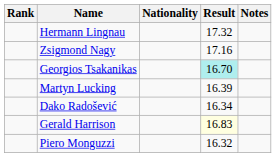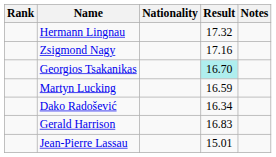(219, 87) 16.39 -> (219, 87) 16.59
(219, 124) lightyellow background -> (219, 124) no background
- row: (77, 143)
+ row: (84, 143)
